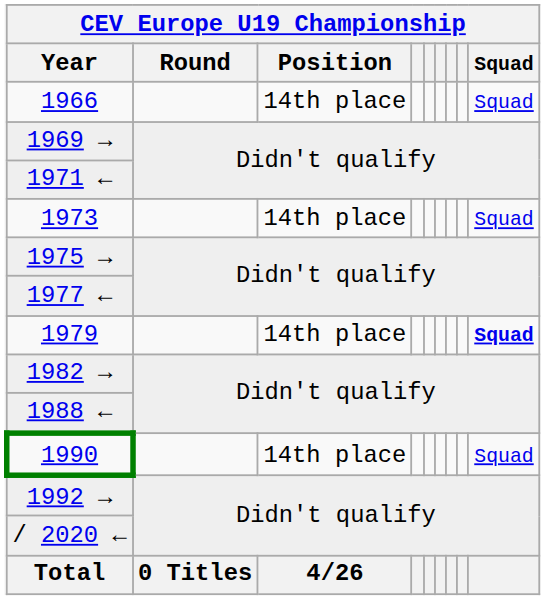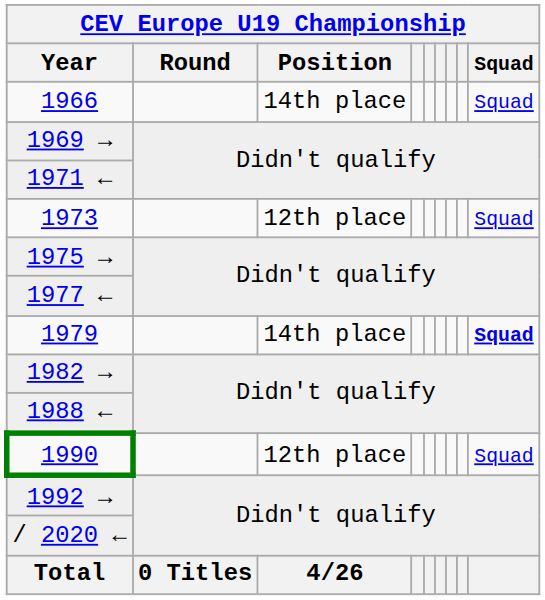(335, 218) 14th place -> (335, 218) 12th place
(335, 454) 14th place -> (335, 454) 12th place
